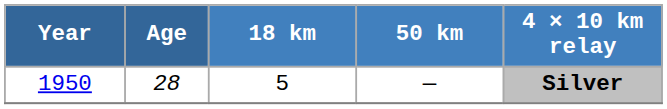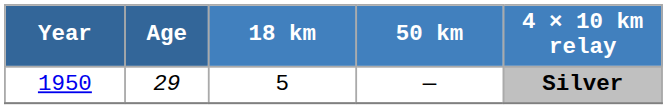(167, 85) 28 -> (167, 85) 29
